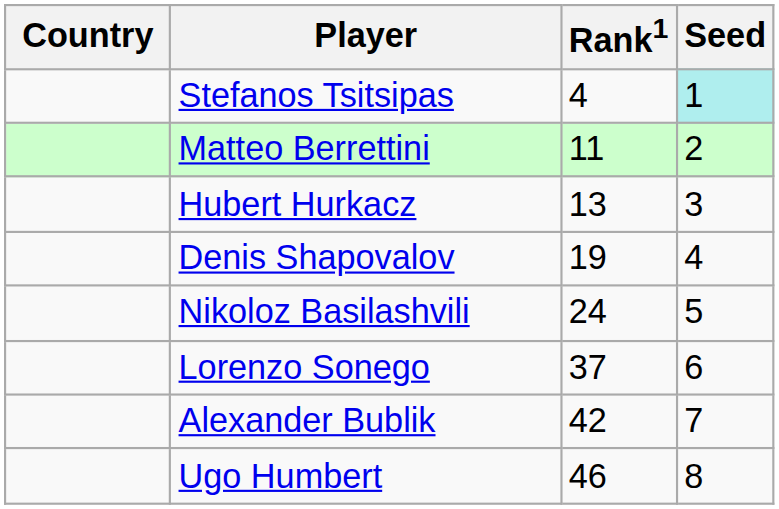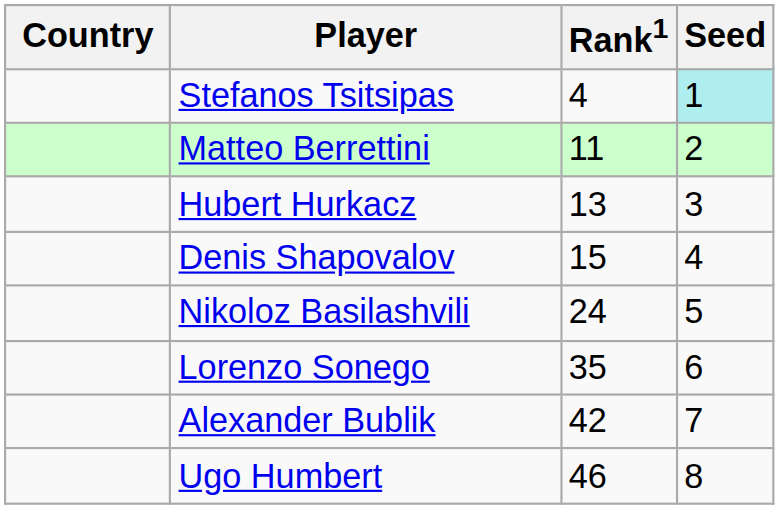(588, 258) 19 -> (588, 258) 15
(588, 366) 37 -> (588, 366) 35
